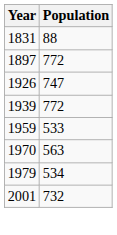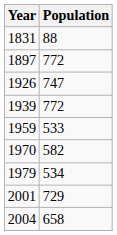(53, 151) 563 -> (53, 151) 582
(53, 196) 732 -> (53, 196) 729
+ row: (22, 219)
